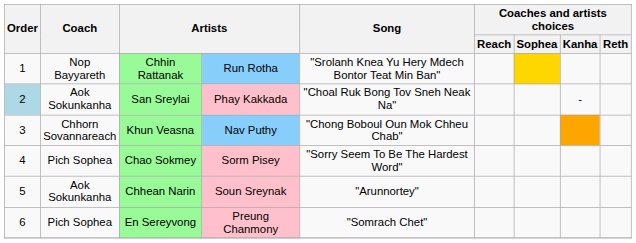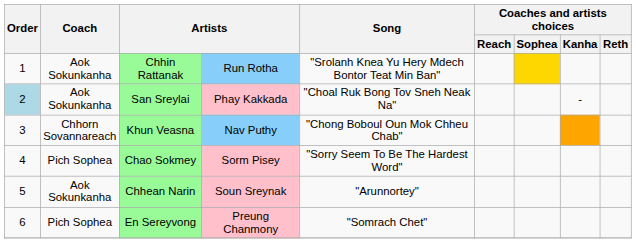(80, 68) Nop Bayyareth -> (80, 68) Aok Sokunkanha
